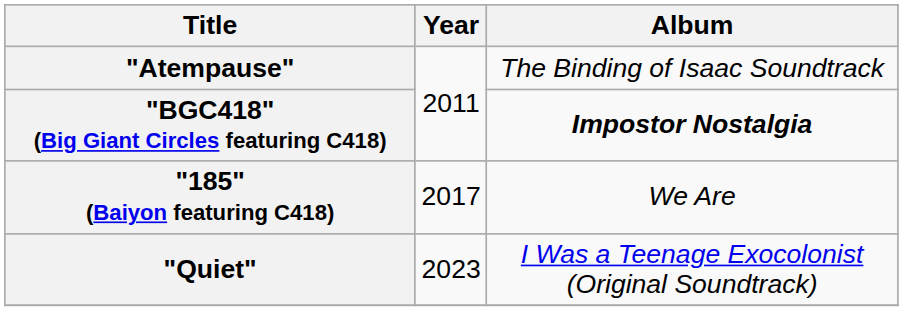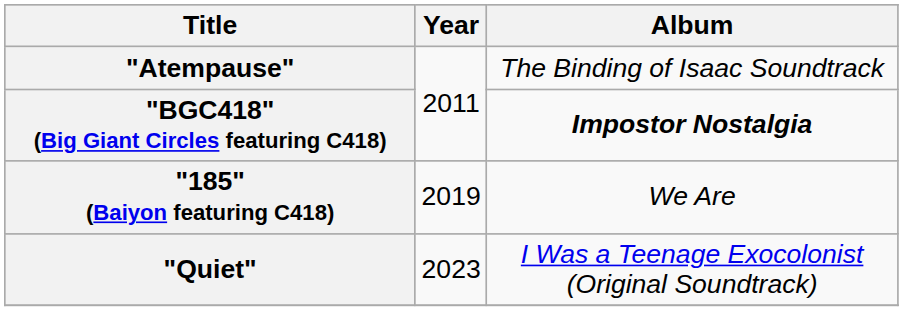(451, 196) 2017 -> (451, 196) 2019
